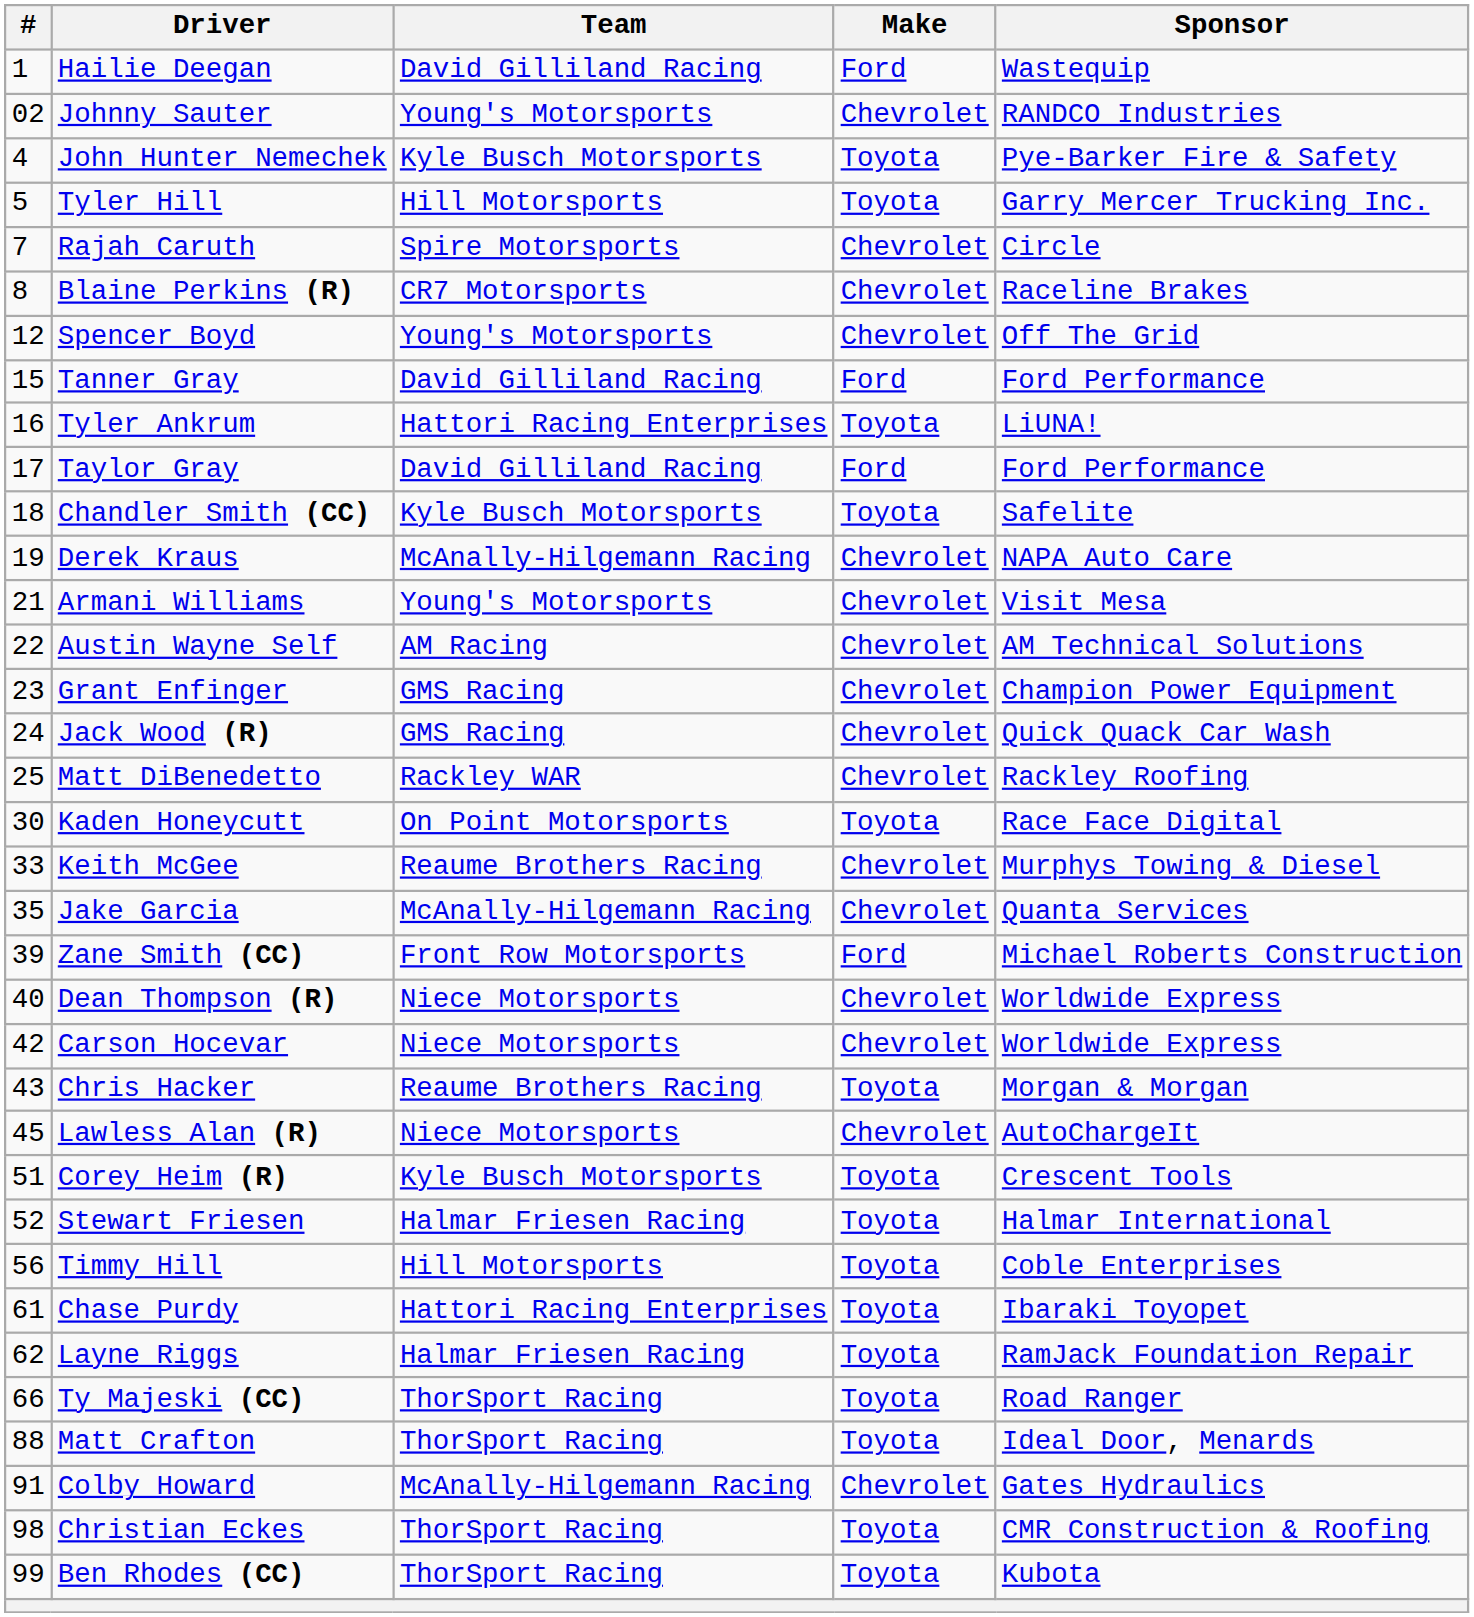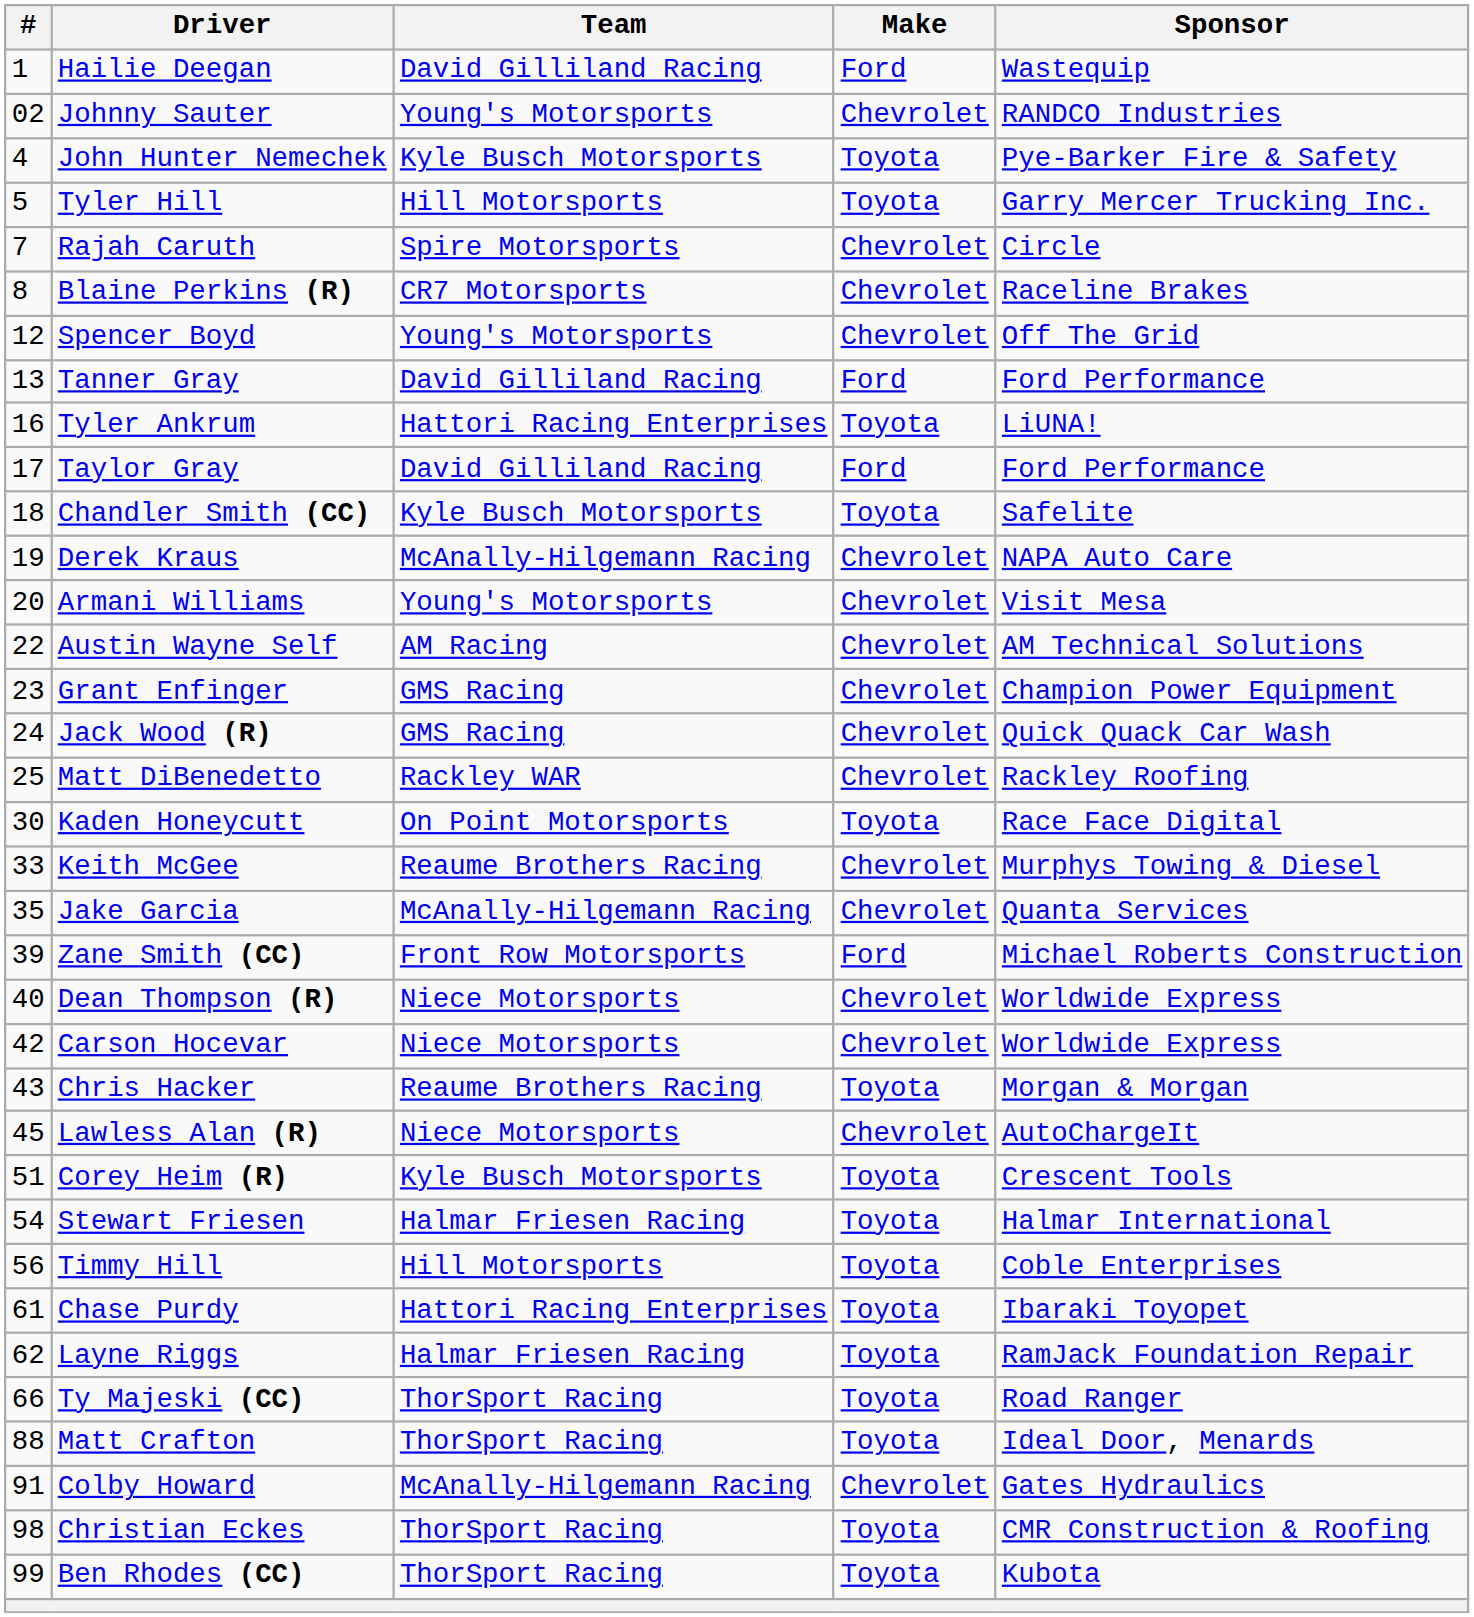(28, 382) 15 -> (28, 382) 13
(28, 603) 21 -> (28, 603) 20
(28, 1223) 52 -> (28, 1223) 54
